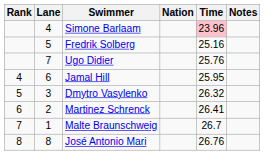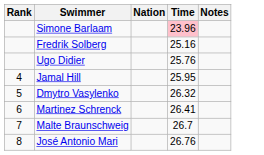- column: (48, 12)
